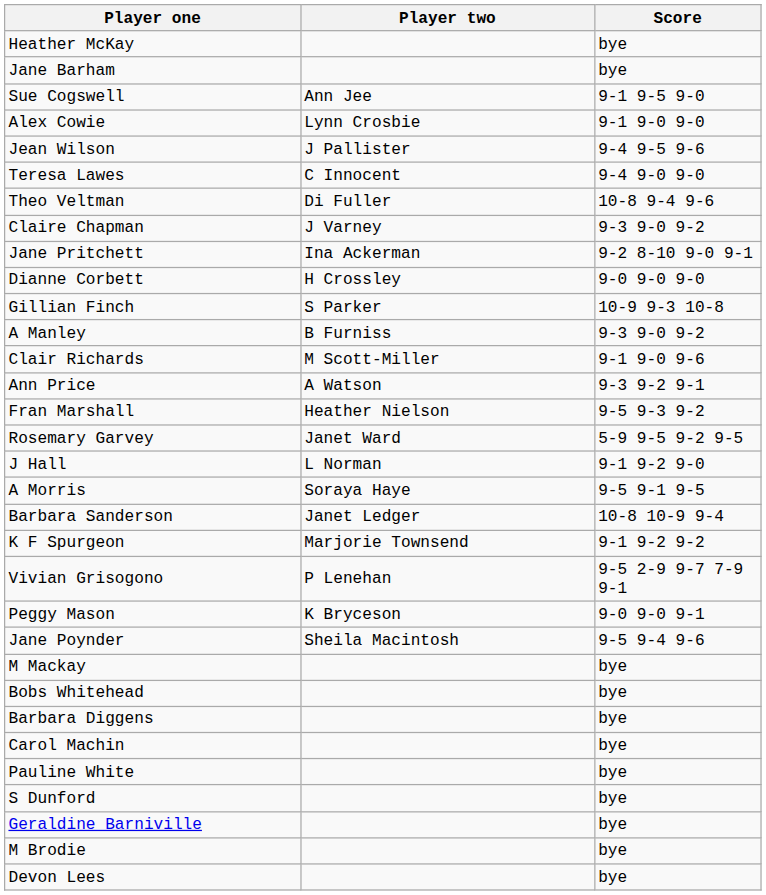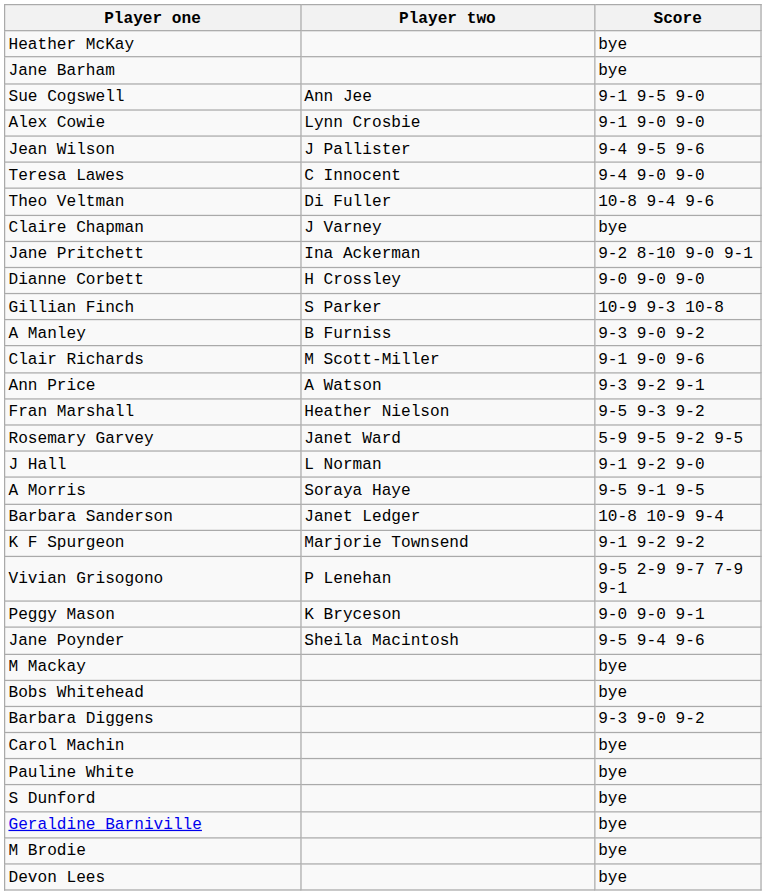(651, 228) 9-3 9-0 9-2 -> (613, 228) bye
(613, 719) bye -> (651, 719) 9-3 9-0 9-2
